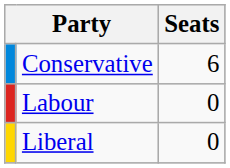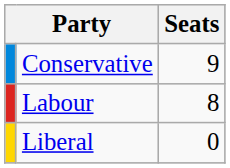(213, 63) 6 -> (213, 63) 9
(213, 102) 0 -> (213, 102) 8
